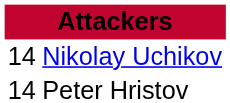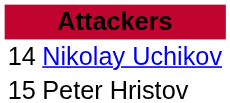(22, 91) 14 -> (22, 91) 15
